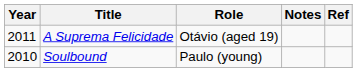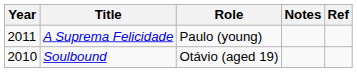(229, 36) Otávio (aged 19) -> (221, 36) Paulo (young)
(221, 57) Paulo (young) -> (229, 57) Otávio (aged 19)
